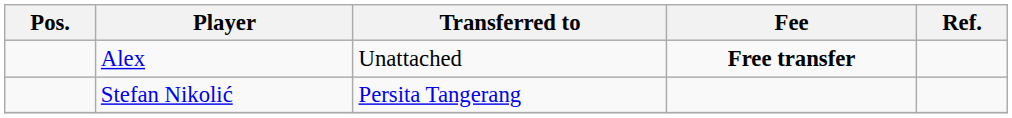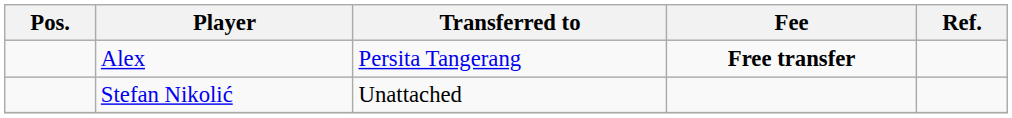(410, 58) Unattached -> (440, 58) Persita Tangerang
(440, 94) Persita Tangerang -> (410, 94) Unattached
